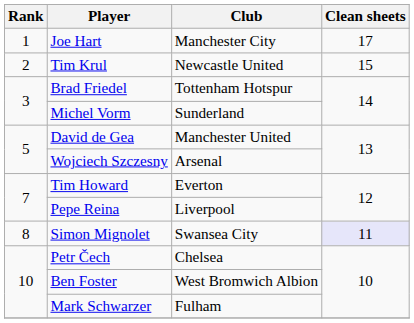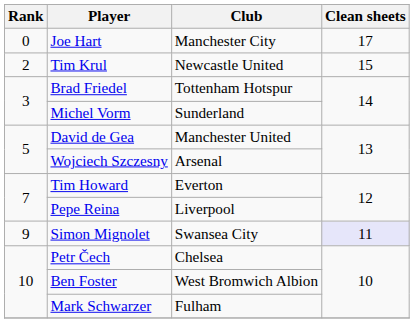(26, 40) 1 -> (26, 40) 0
(26, 233) 8 -> (26, 233) 9
